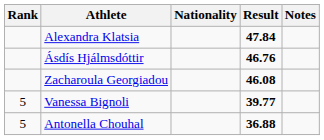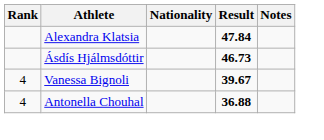(261, 58) 46.76 -> (236, 58) 46.73
- row: (106, 80)
(23, 102) 5 -> (23, 80) 4
(261, 102) 39.77 -> (236, 80) 39.67
(23, 123) 5 -> (23, 102) 4
